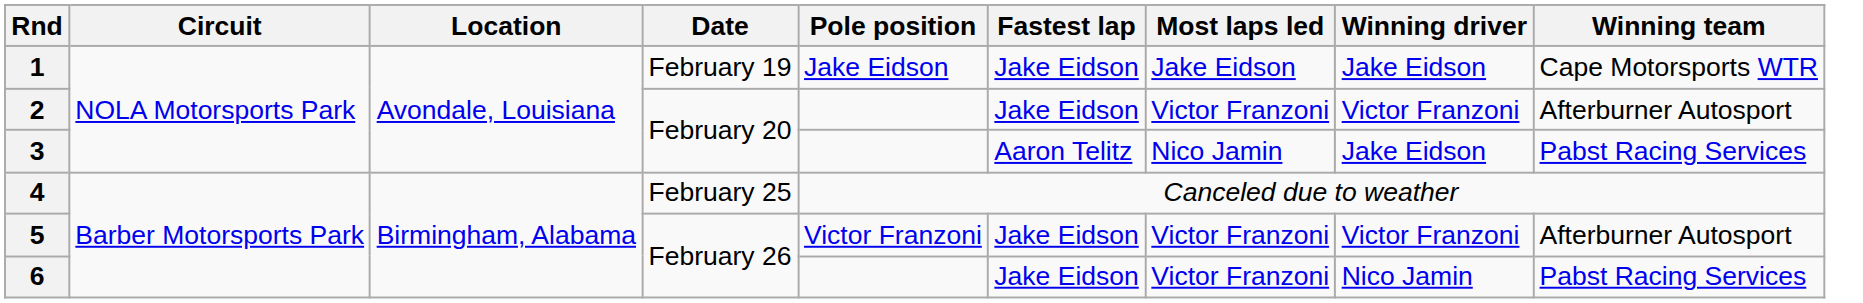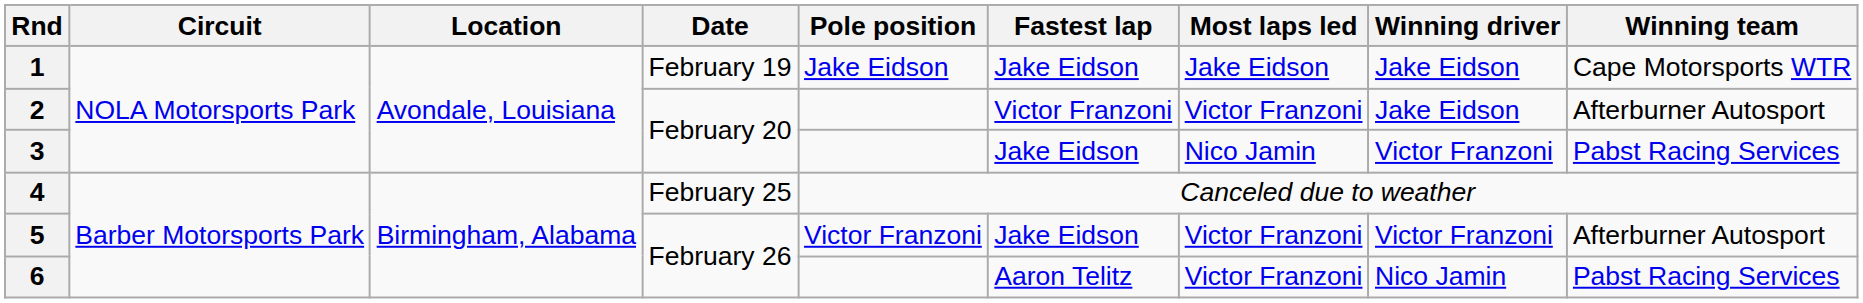(1067, 109) Jake Eidson -> (1083, 109) Victor Franzoni
(1431, 109) Victor Franzoni -> (1447, 109) Jake Eidson
(1063, 151) Aaron Telitz -> (1067, 151) Jake Eidson
(1414, 151) Jake Eidson -> (1464, 151) Victor Franzoni
(1067, 276) Jake Eidson -> (1063, 276) Aaron Telitz
